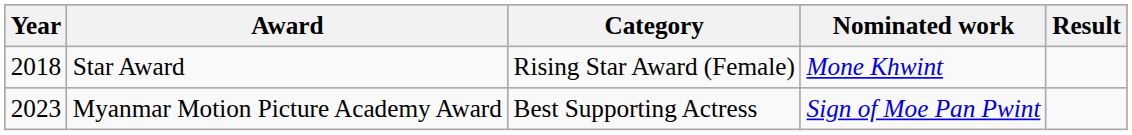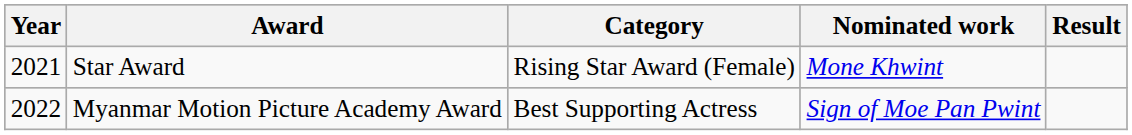(36, 67) 2018 -> (36, 67) 2021
(36, 108) 2023 -> (36, 108) 2022
